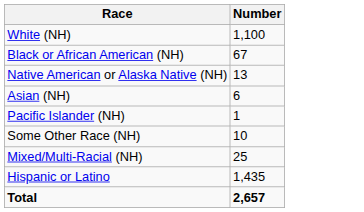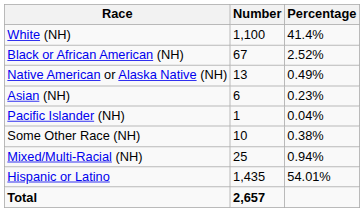+ column: (322, 14)
